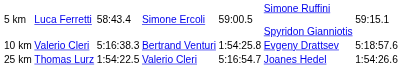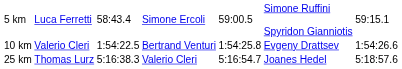(118, 45) 5:16:38.3 -> (118, 45) 1:54:22.5
(377, 45) 5:18:57.6 -> (377, 45) 1:54:26.6
(118, 60) 1:54:22.5 -> (118, 60) 5:16:38.3
(377, 60) 1:54:26.6 -> (377, 60) 5:18:57.6
